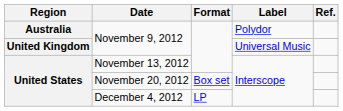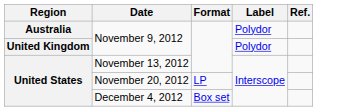(273, 47) Universal Music -> (253, 47) Polydor
(211, 81) Box set -> (200, 81) LP
(200, 98) LP -> (211, 98) Box set
